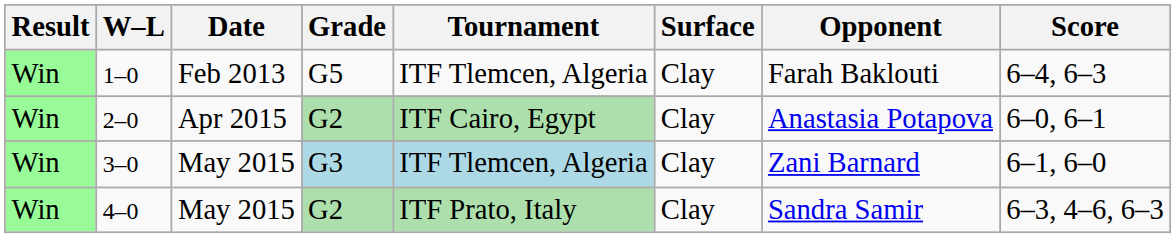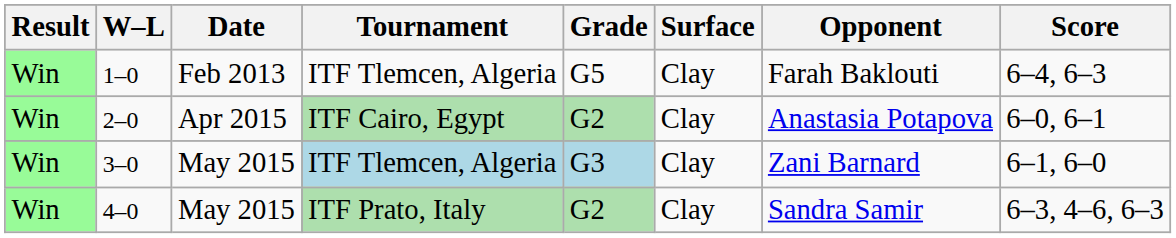columns swapped: (523, 27) <-> (347, 27)
